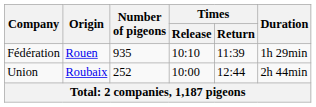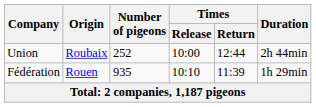rows swapped: (23, 72) <-> (34, 53)
